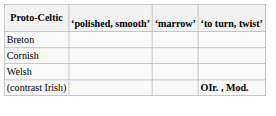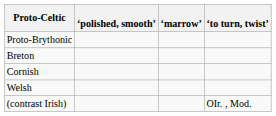+ row: (40, 39)
(225, 87) bold -> (229, 103) normal
